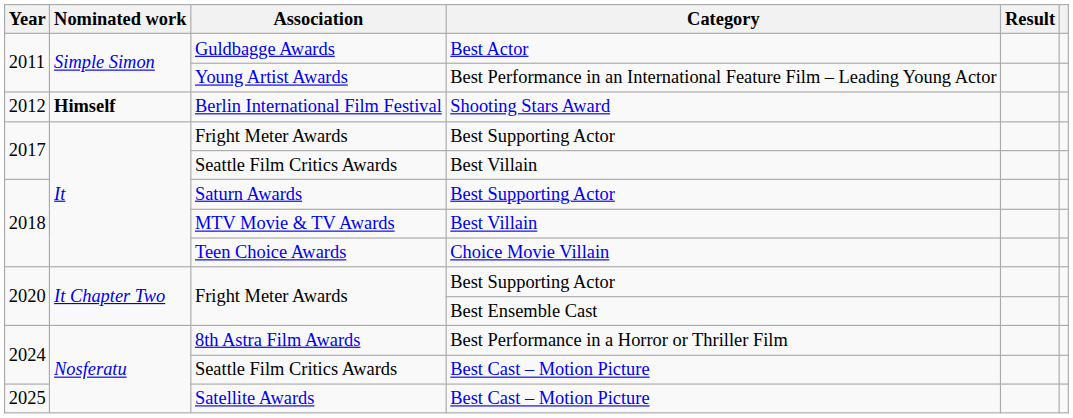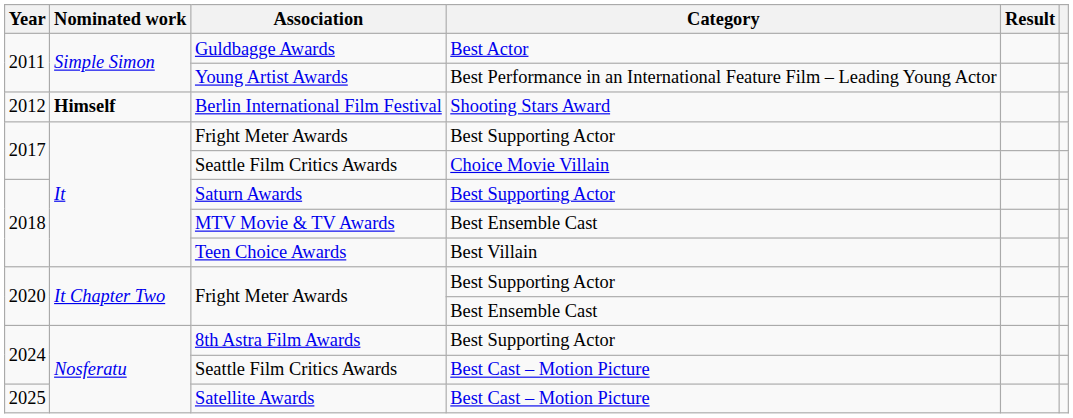(494, 164) Best Villain -> (530, 164) Choice Movie Villain
(494, 223) Best Villain -> (524, 223) Best Ensemble Cast
(530, 252) Choice Movie Villain -> (494, 252) Best Villain
(619, 340) Best Performance in a Horror or Thriller Film -> (533, 340) Best Supporting Actor
